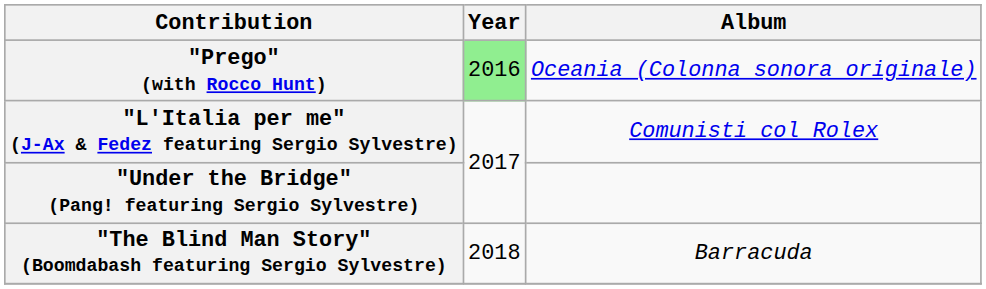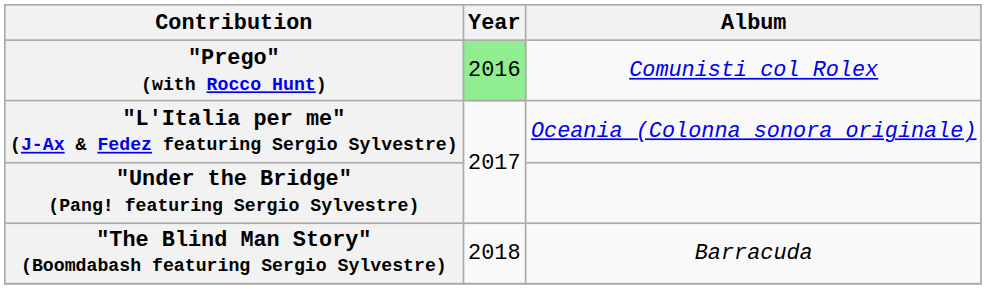(754, 71) Oceania (Colonna sonora originale) -> (754, 71) Comunisti col Rolex
(754, 132) Comunisti col Rolex -> (754, 132) Oceania (Colonna sonora originale)
